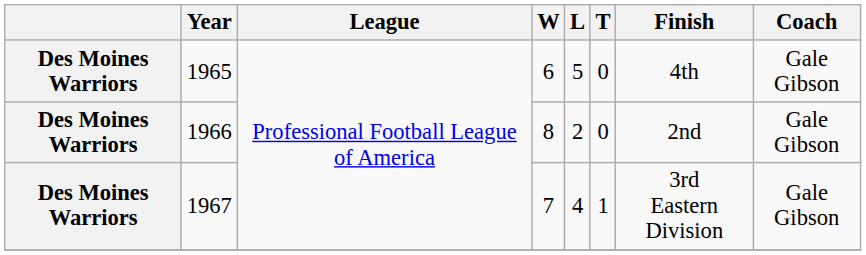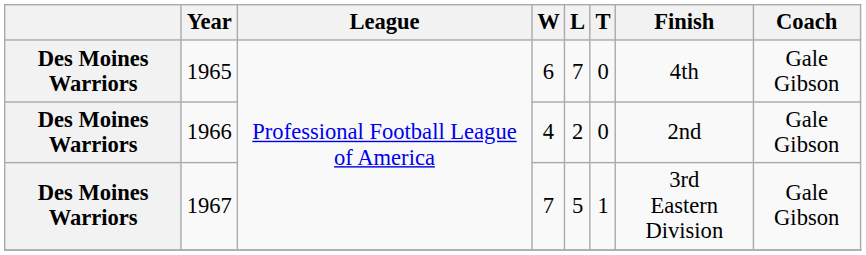(578, 70) 5 -> (578, 70) 7
(548, 132) 8 -> (548, 132) 4
(578, 205) 4 -> (578, 205) 5
